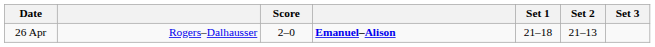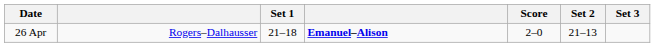columns swapped: (286, 14) <-> (538, 14)
